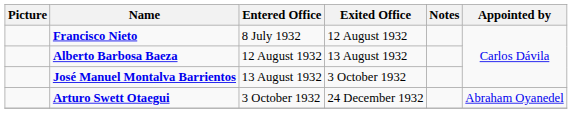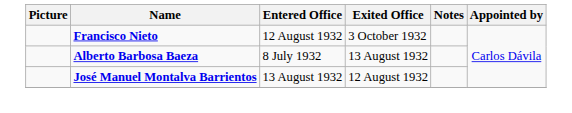(271, 35) 8 July 1932 -> (302, 35) 12 August 1932
(367, 35) 12 August 1932 -> (387, 35) 3 October 1932
(282, 56) 12 August 1932 -> (292, 56) 8 July 1932
(367, 77) 3 October 1932 -> (388, 77) 12 August 1932
- row: (111, 98)
